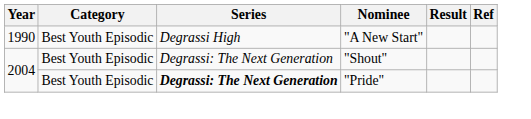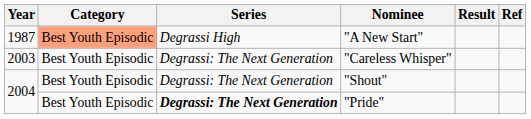(21, 37) 1990 -> (21, 37) 1987
(97, 37) no background -> (97, 37) lightsalmon background
+ row: (398, 59)
